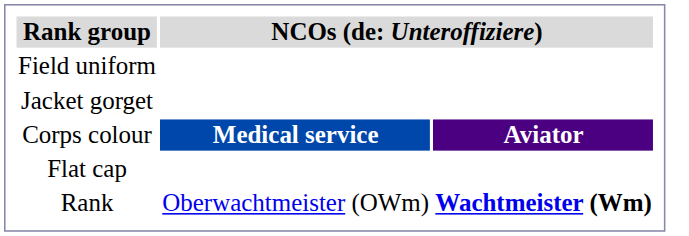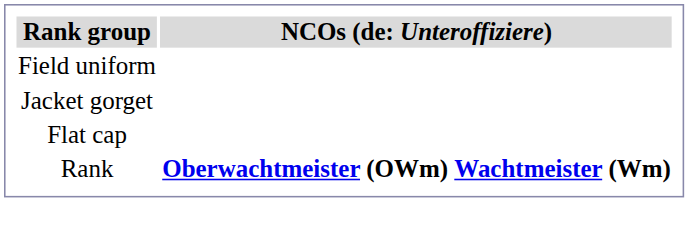- row: (87, 134)
(296, 203) normal -> (305, 169) bold
